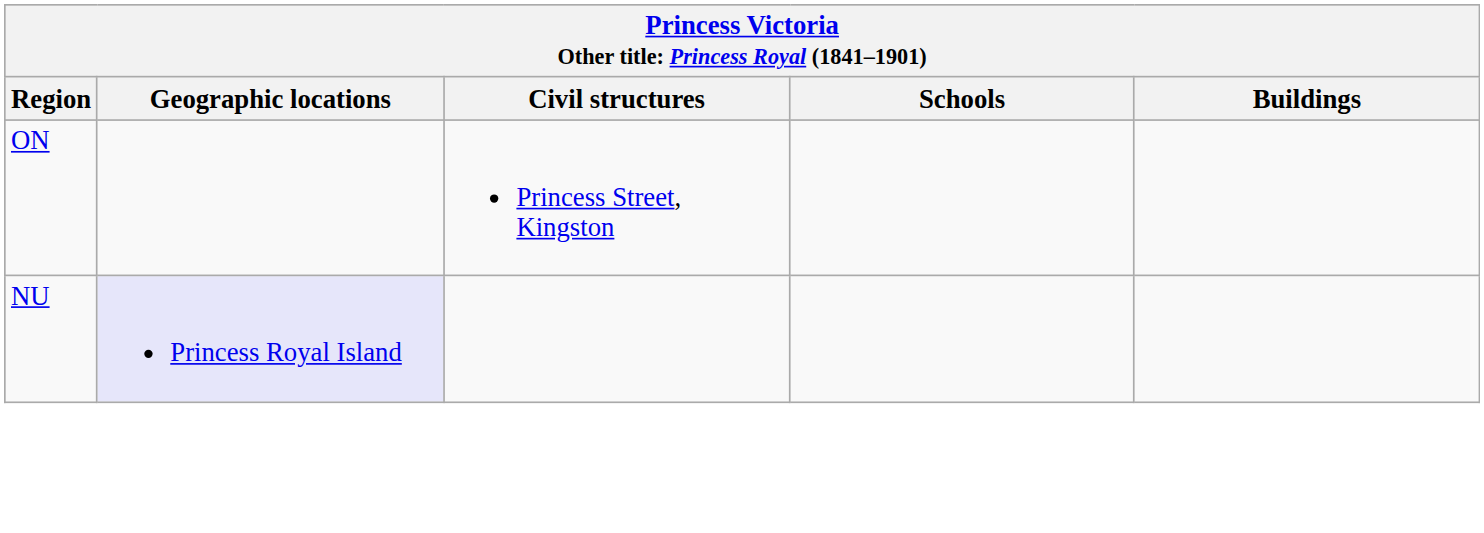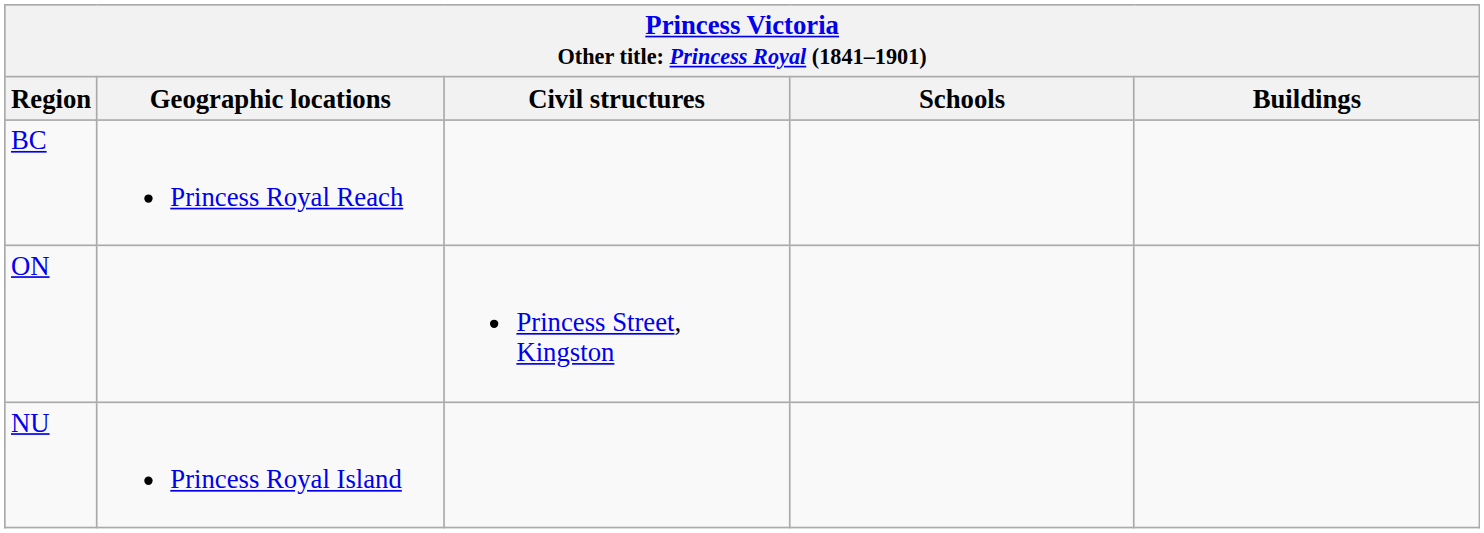+ row: (29, 140)
(270, 354) lavender background -> (270, 479) no background
